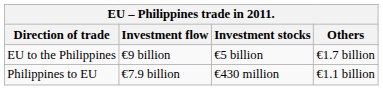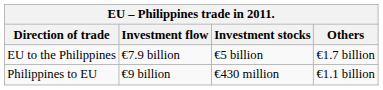(146, 54) €9 billion -> (151, 54) €7.9 billion
(151, 74) €7.9 billion -> (146, 74) €9 billion
